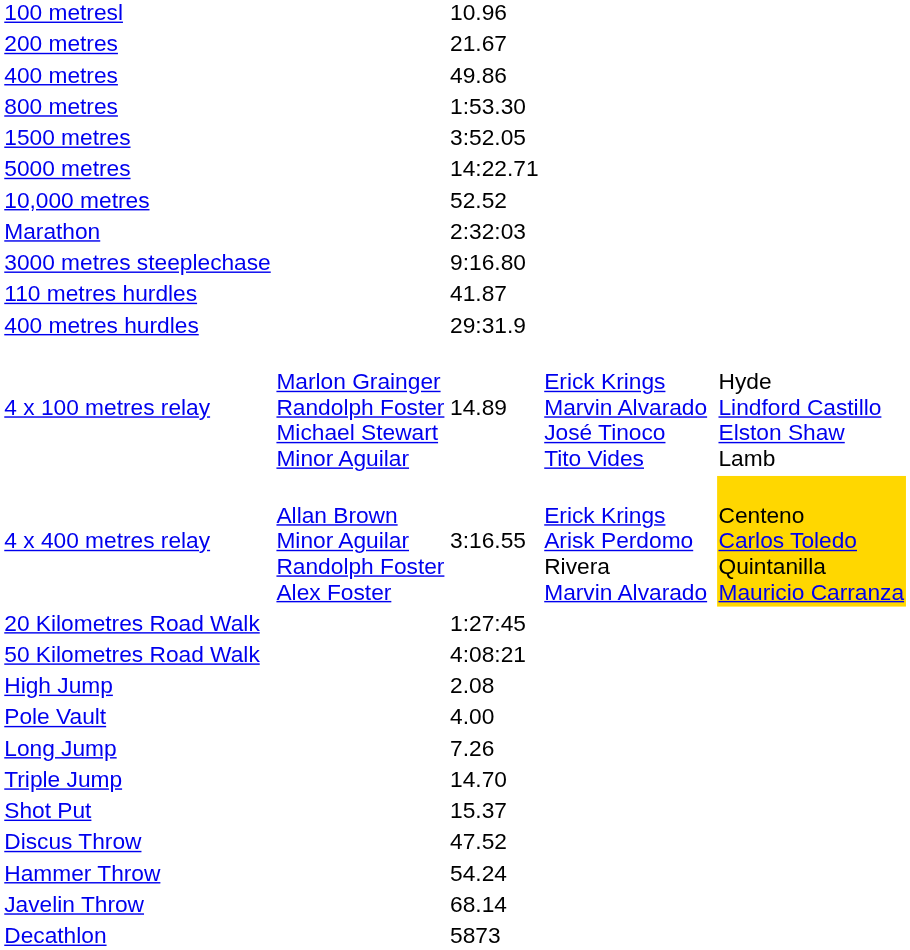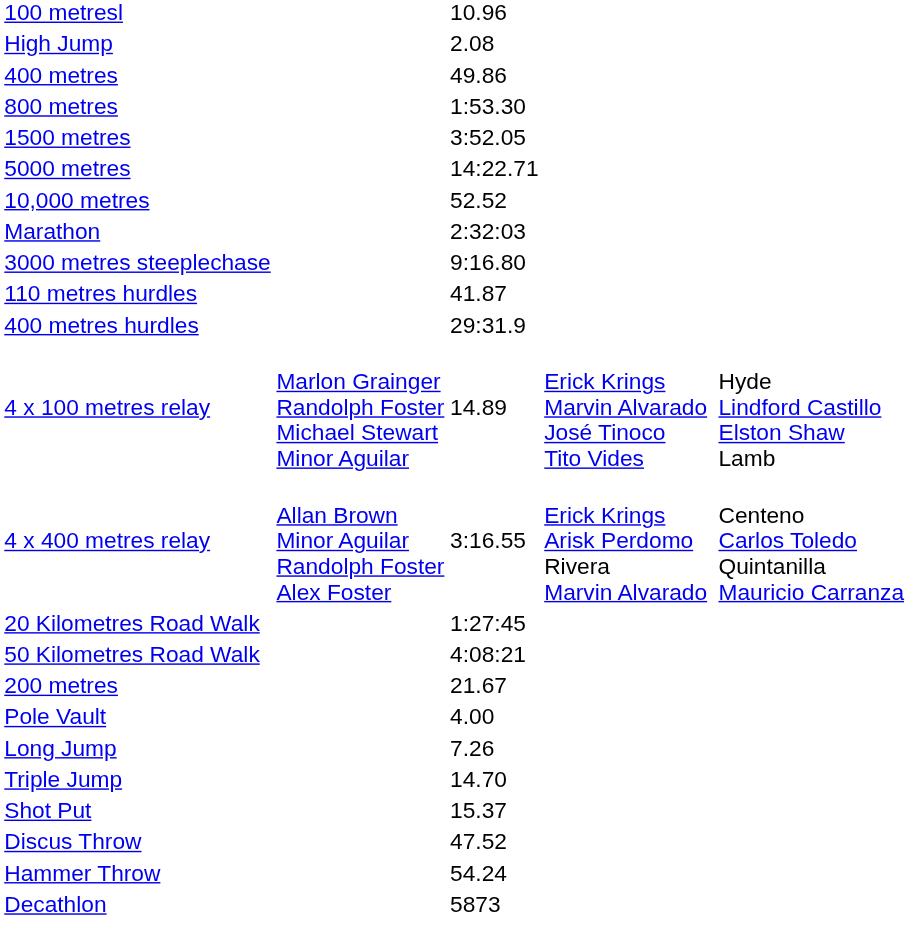rows swapped: (61, 44) <-> (59, 685)
(811, 553) gold background -> (811, 553) no background
- row: (74, 904)
